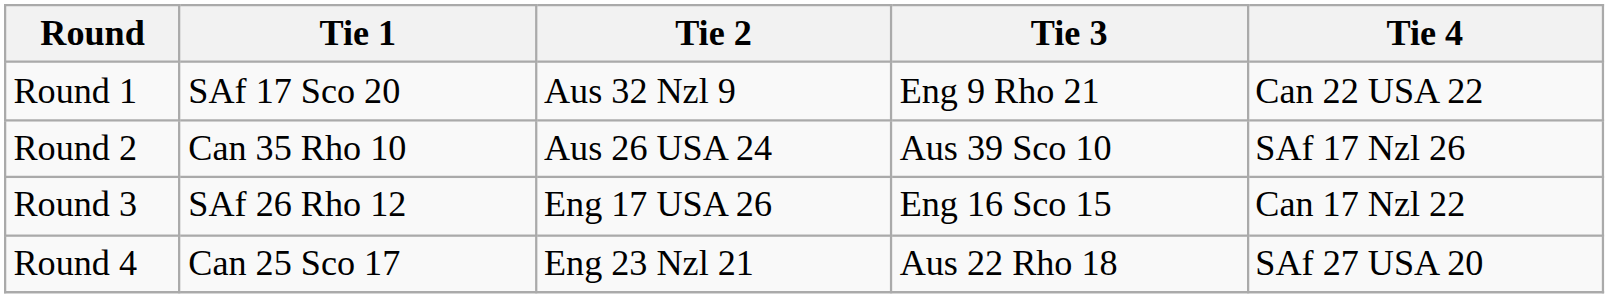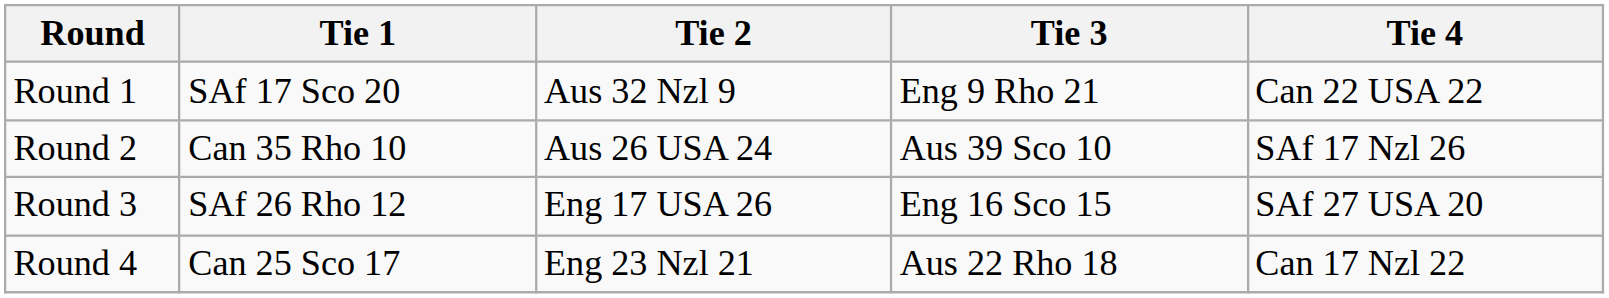(1360, 205) Can 17 Nzl 22 -> (1369, 205) SAf 27 USA 20
(1369, 262) SAf 27 USA 20 -> (1360, 262) Can 17 Nzl 22
